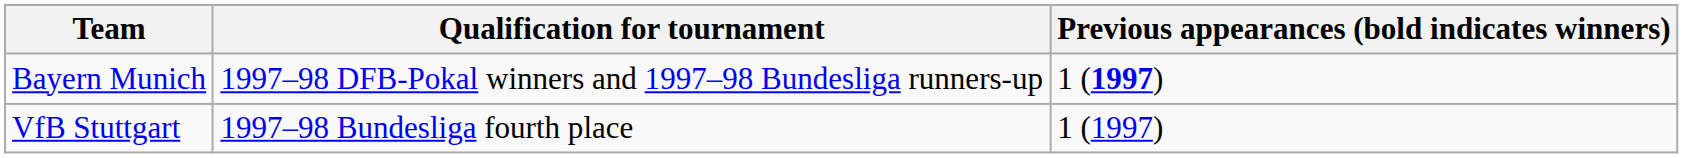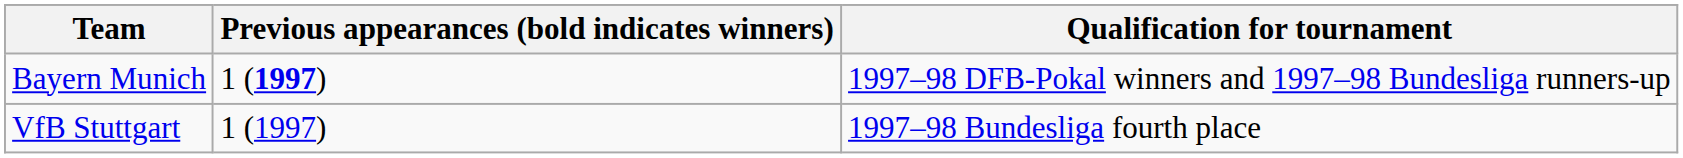columns swapped: (632, 29) <-> (1364, 29)
